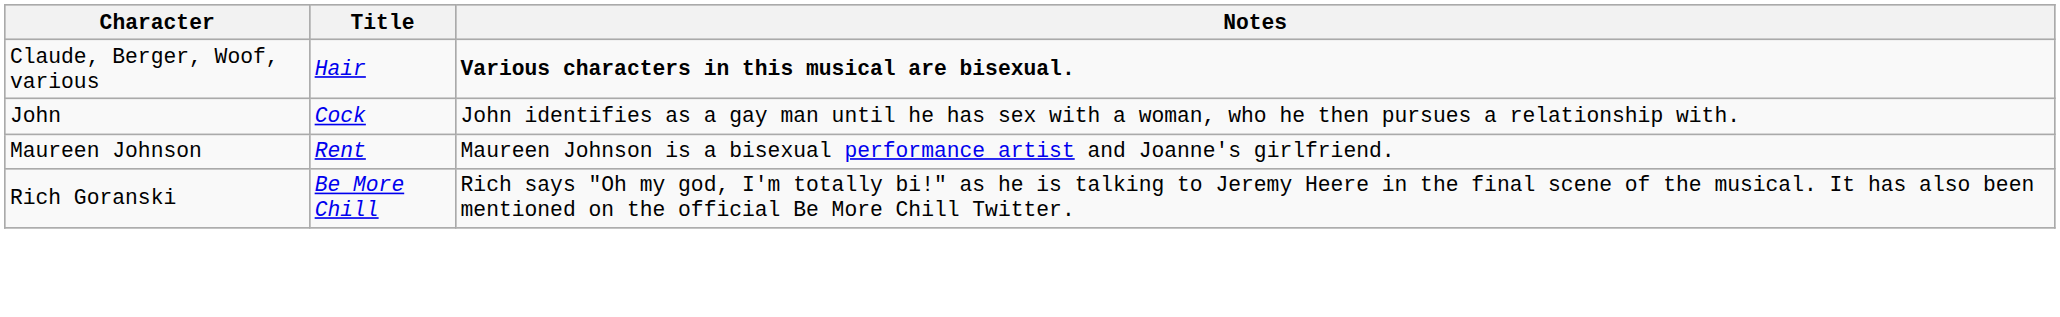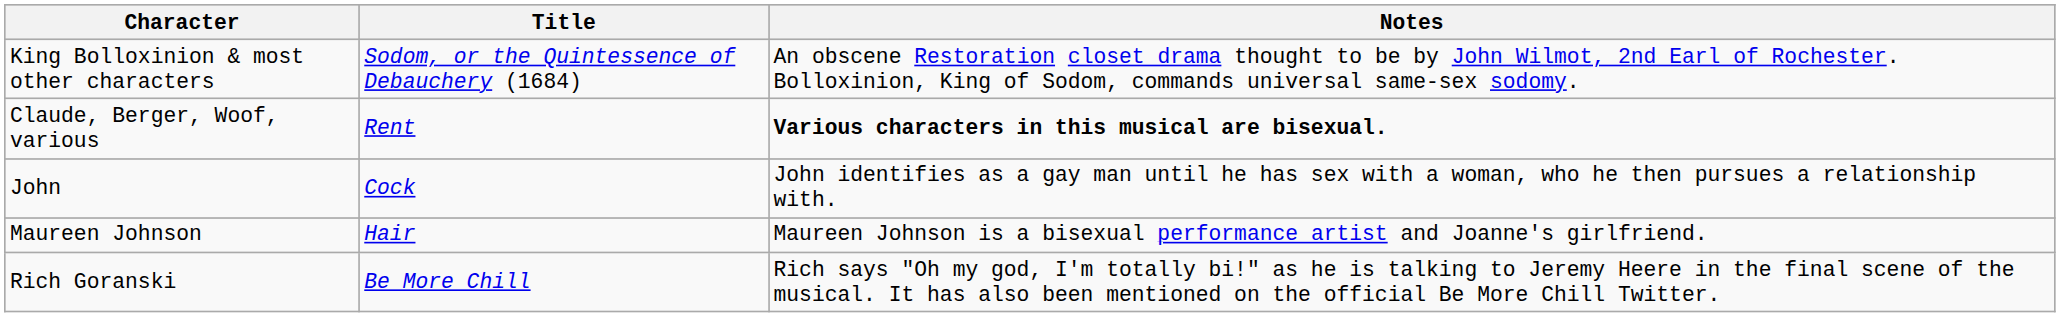+ row: (157, 69)
(340, 69) Hair -> (390, 129) Rent
(340, 151) Rent -> (390, 235) Hair
